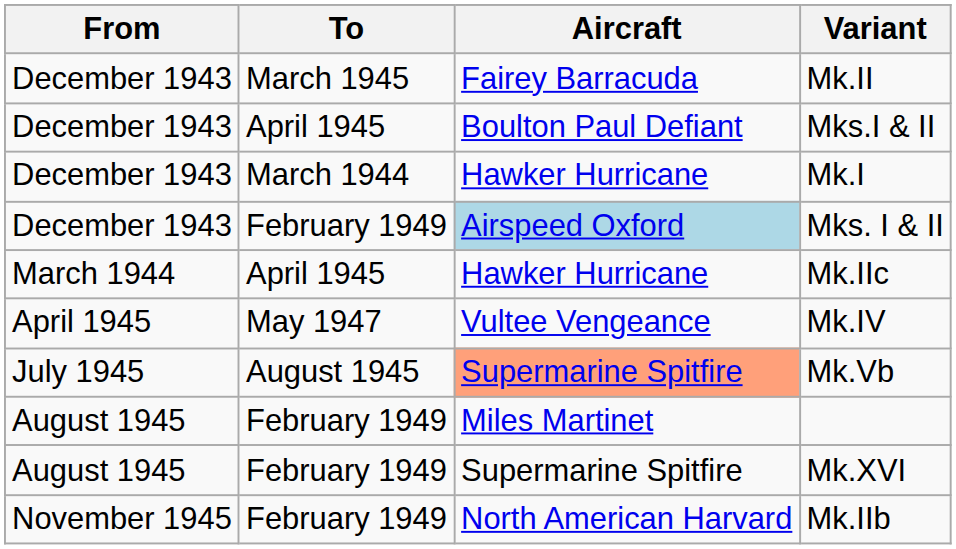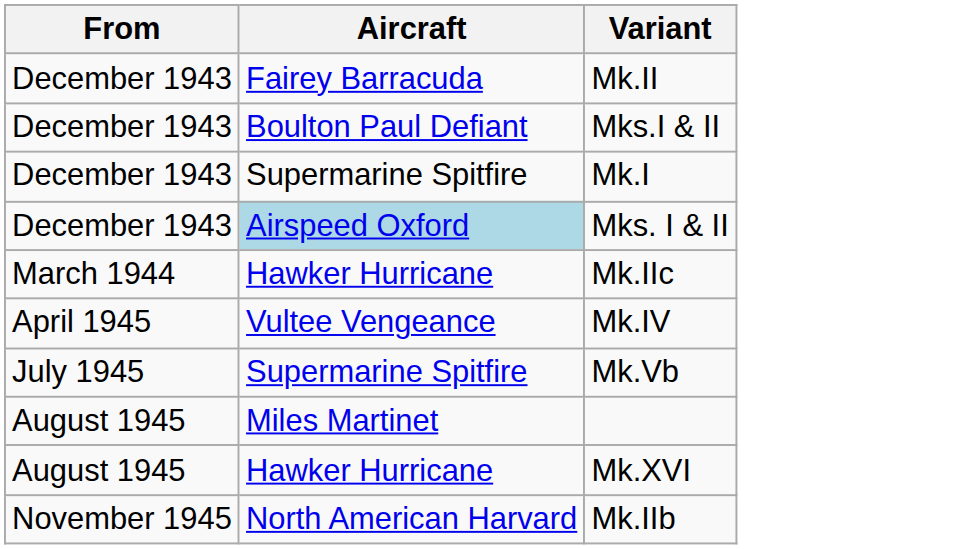- column: (346, 28)
(585, 175) Hawker Hurricane -> (387, 175) Supermarine Spitfire
(602, 371) lightsalmon background -> (387, 371) no background
(602, 469) Supermarine Spitfire -> (370, 469) Hawker Hurricane
